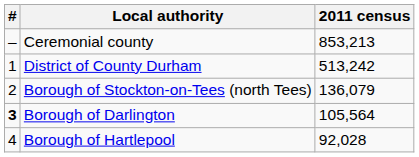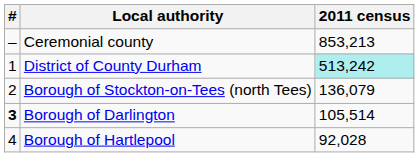(347, 66) no background -> (347, 66) paleturquoise background
(347, 115) 105,564 -> (347, 115) 105,514
